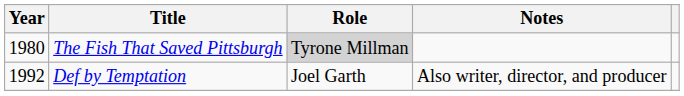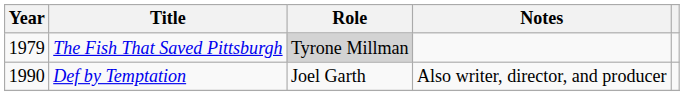(27, 47) 1980 -> (27, 47) 1979
(27, 76) 1992 -> (27, 76) 1990
